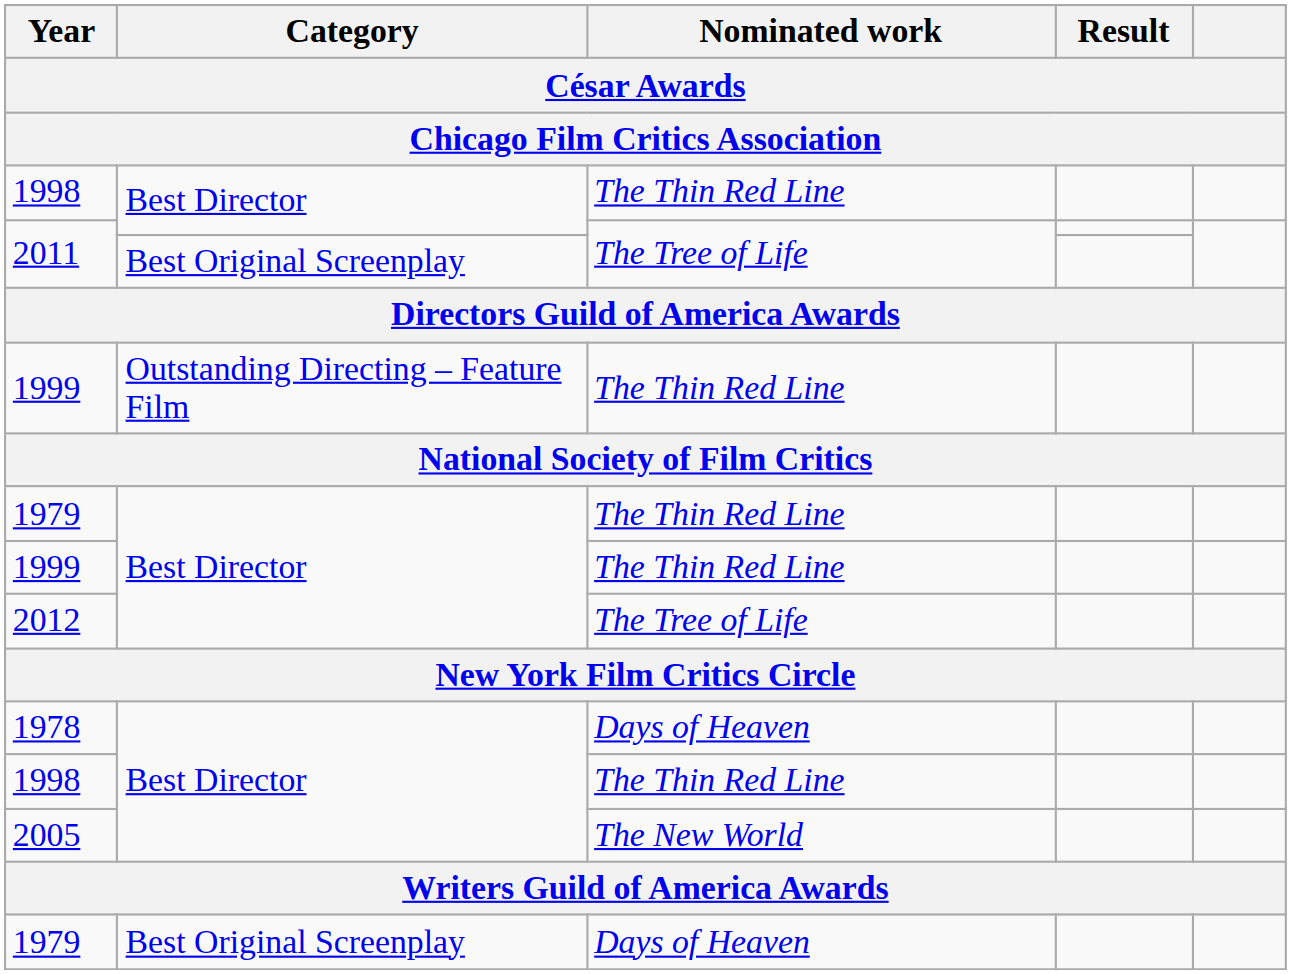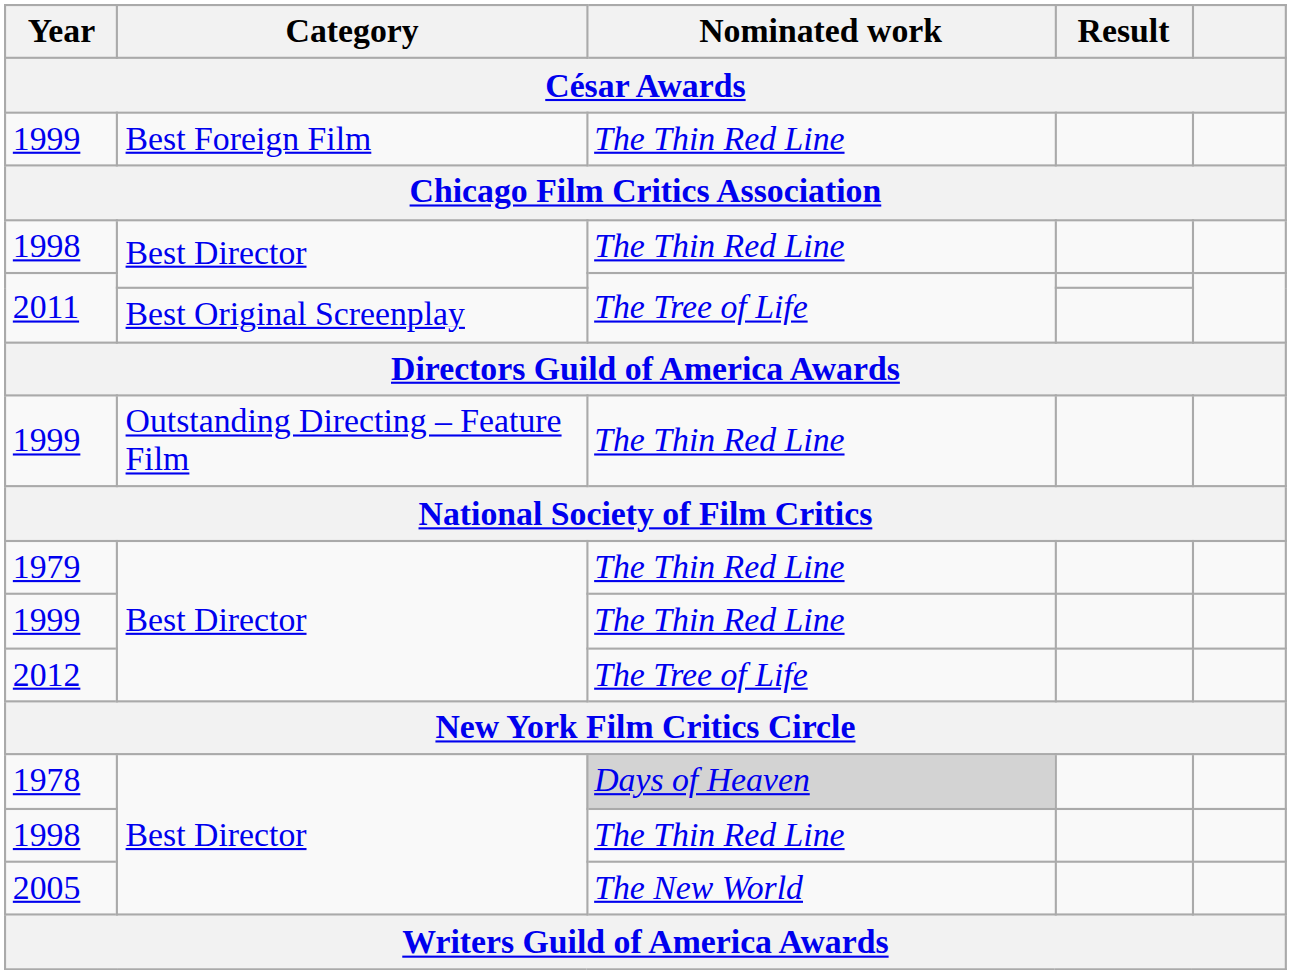+ row: (47, 138)
(702, 727) no background -> (702, 780) lightgrey background
- row: (47, 941)
